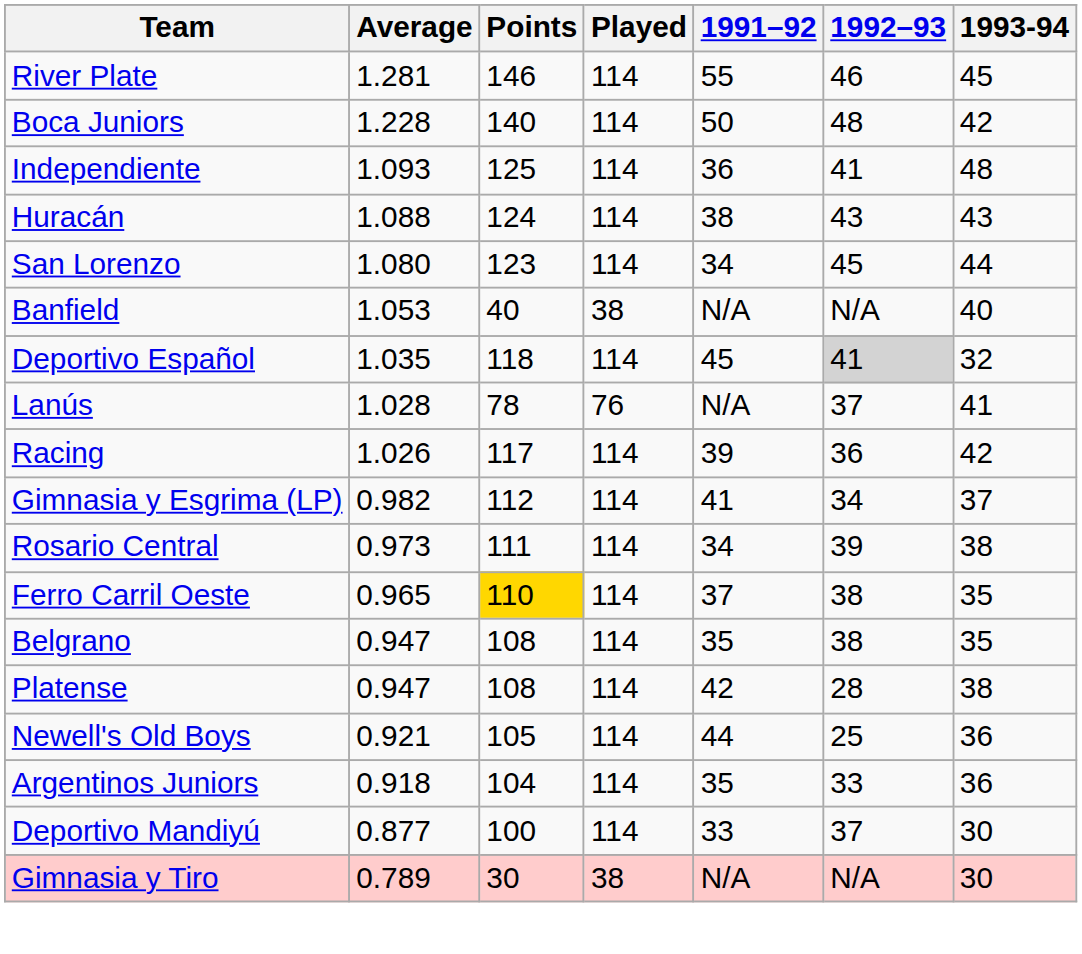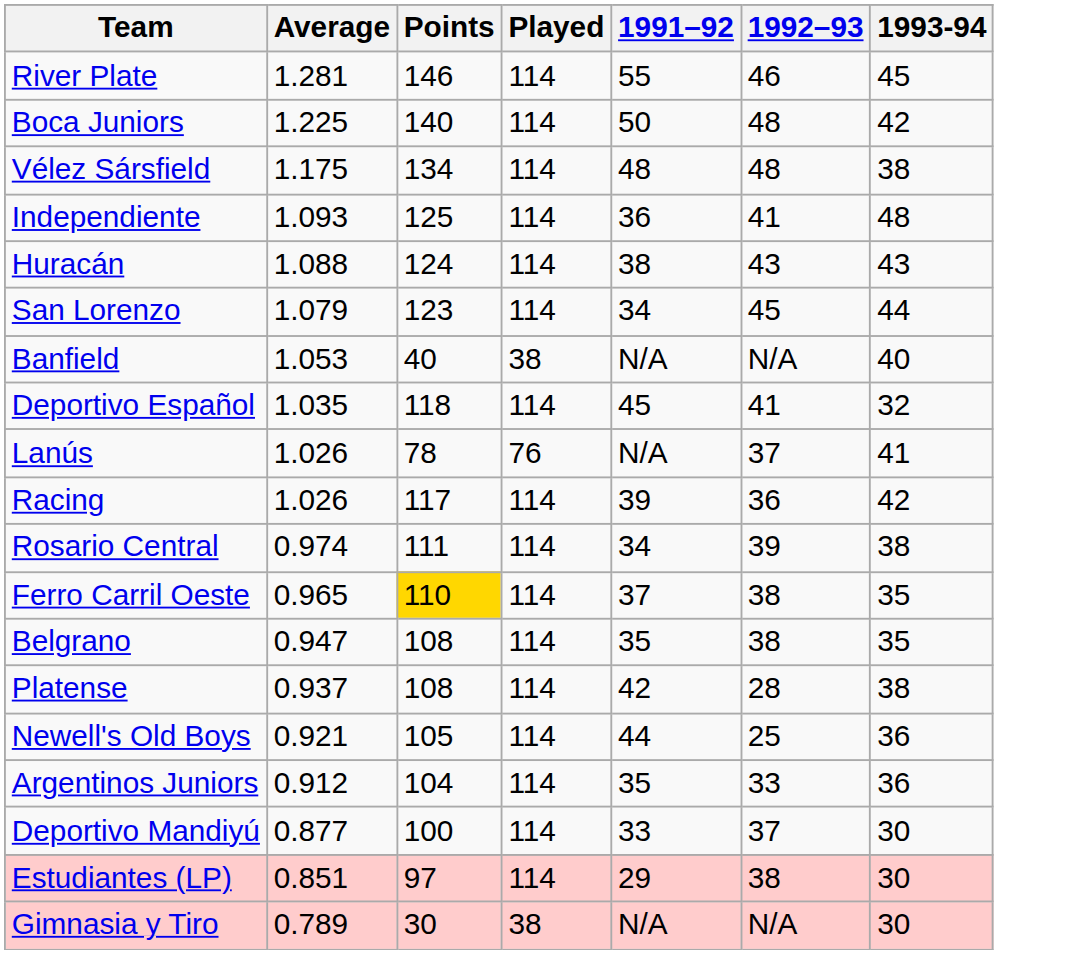(394, 122) 1.228 -> (311, 122) 1.225
+ row: (111, 169)
(394, 264) 1.080 -> (311, 311) 1.079
(847, 358) lightgrey background -> (764, 405) no background
(394, 405) 1.028 -> (311, 452) 1.026
- row: (177, 500)
(394, 547) 0.973 -> (311, 547) 0.974
(394, 688) 0.947 -> (311, 688) 0.937
(394, 783) 0.918 -> (311, 783) 0.912
+ row: (122, 877)
